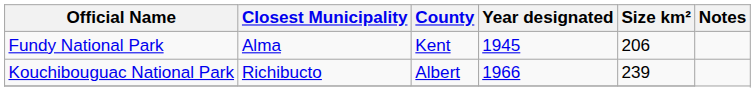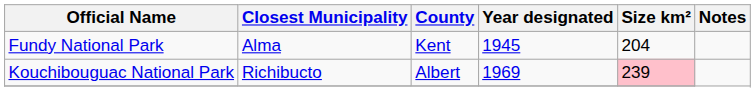(636, 45) 206 -> (636, 45) 204
(501, 72) 1966 -> (501, 72) 1969
(636, 72) no background -> (636, 72) pink background
